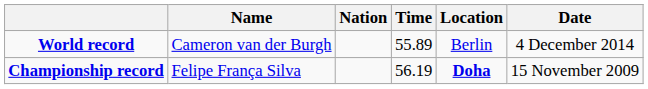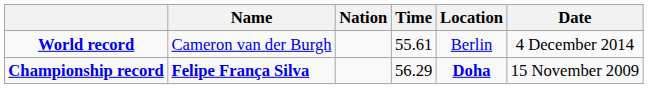(414, 44) 55.89 -> (414, 44) 55.61
(236, 70) normal -> (240, 70) bold
(414, 70) 56.19 -> (414, 70) 56.29
